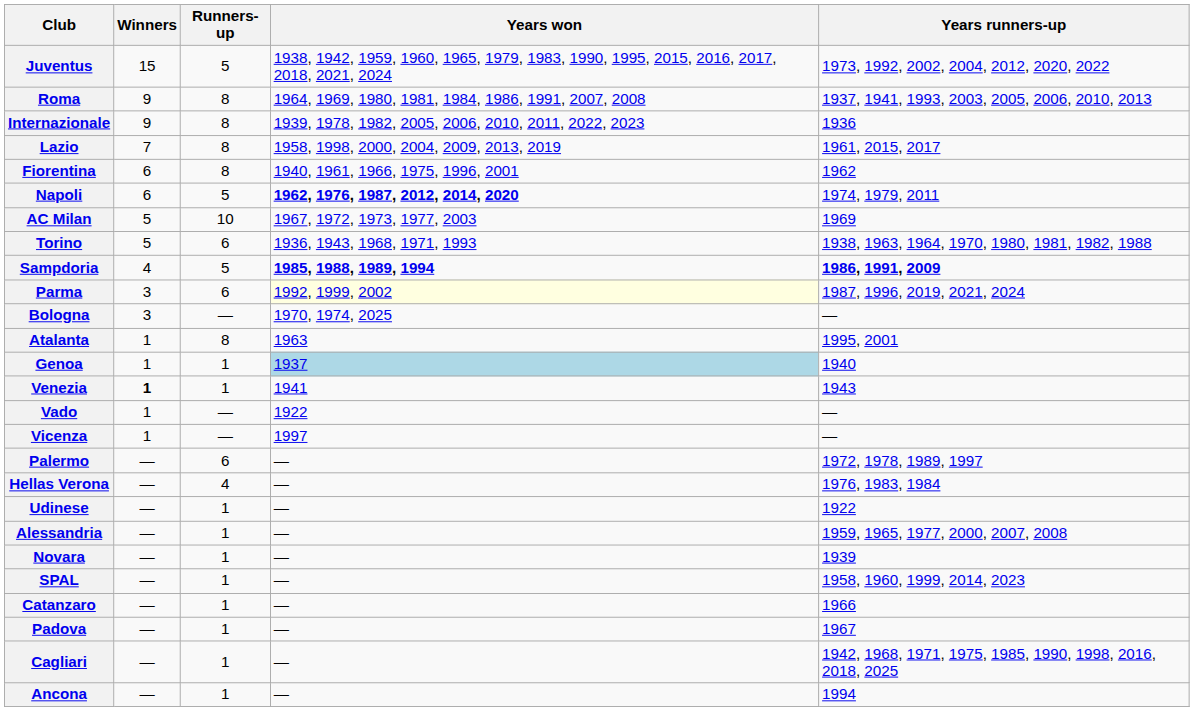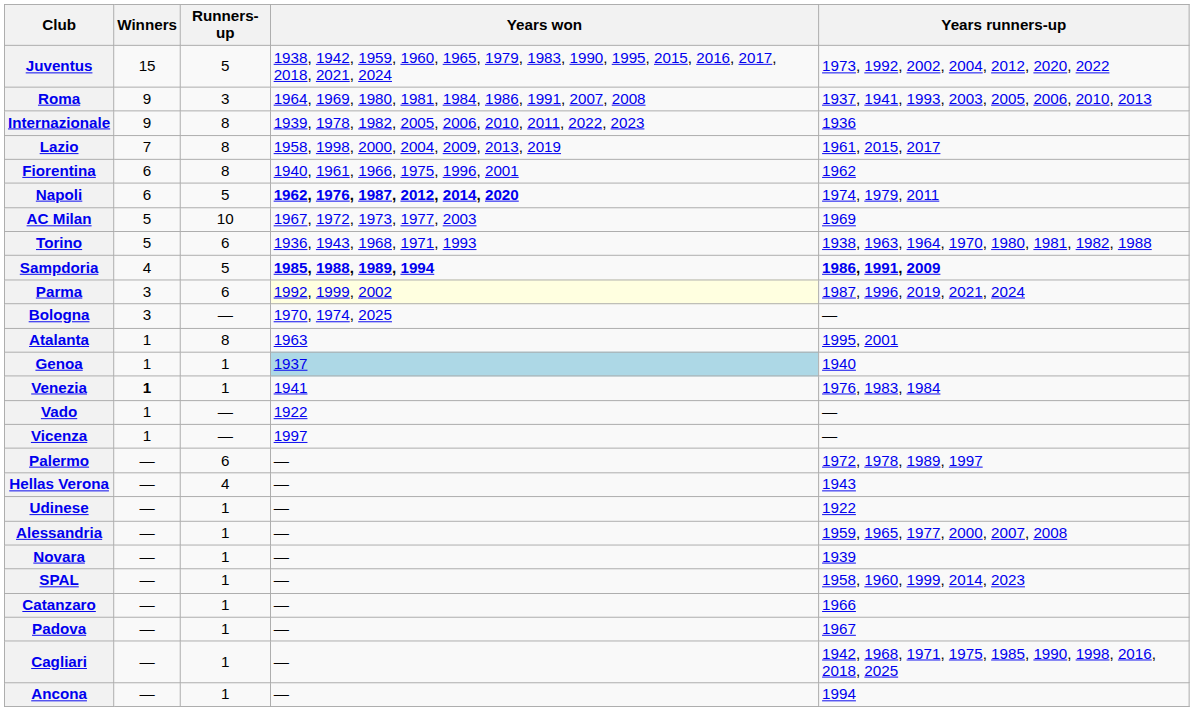(225, 98) 8 -> (225, 98) 3
(839, 388) 1943 -> (881, 388) 1976, 1983, 1984
(881, 484) 1976, 1983, 1984 -> (839, 484) 1943
